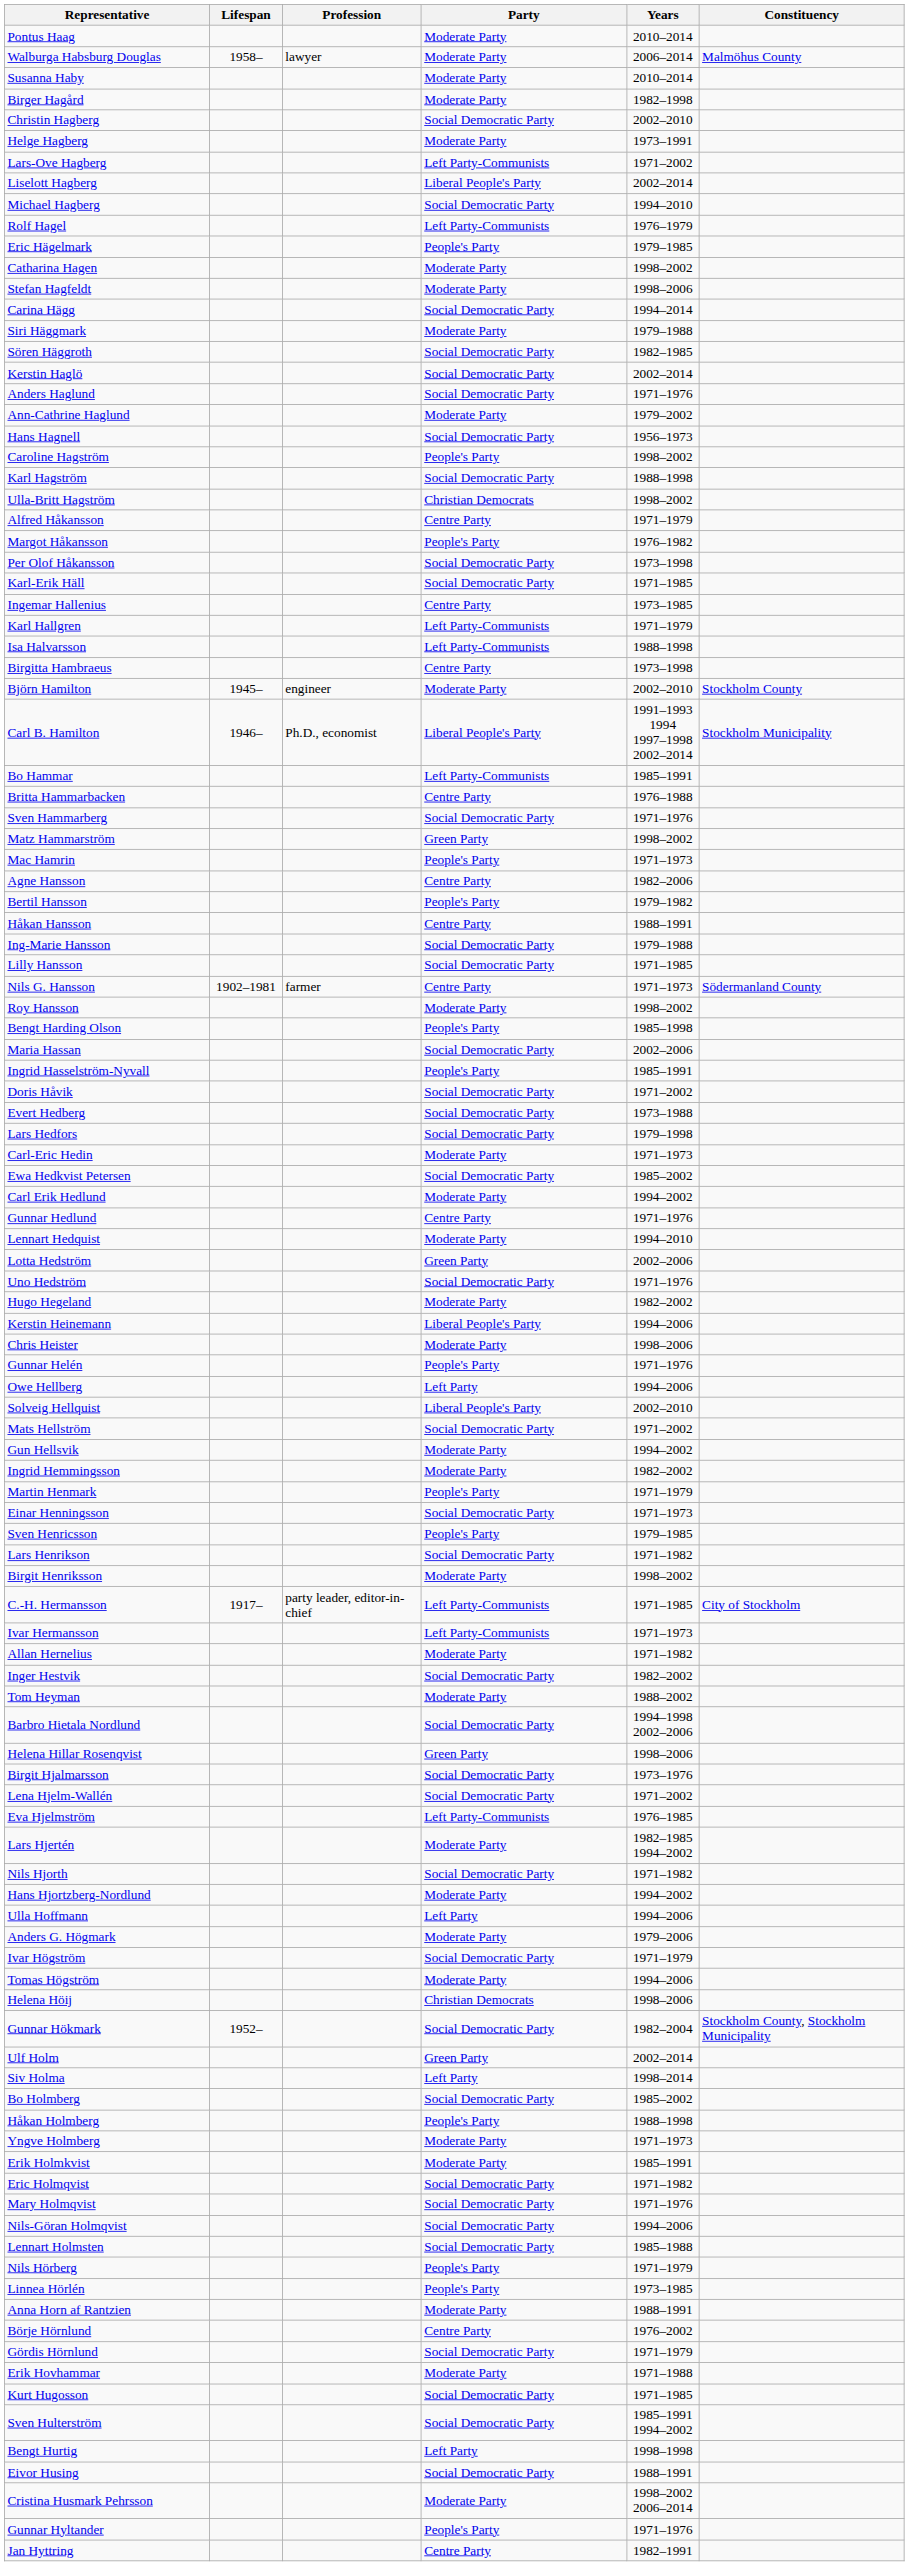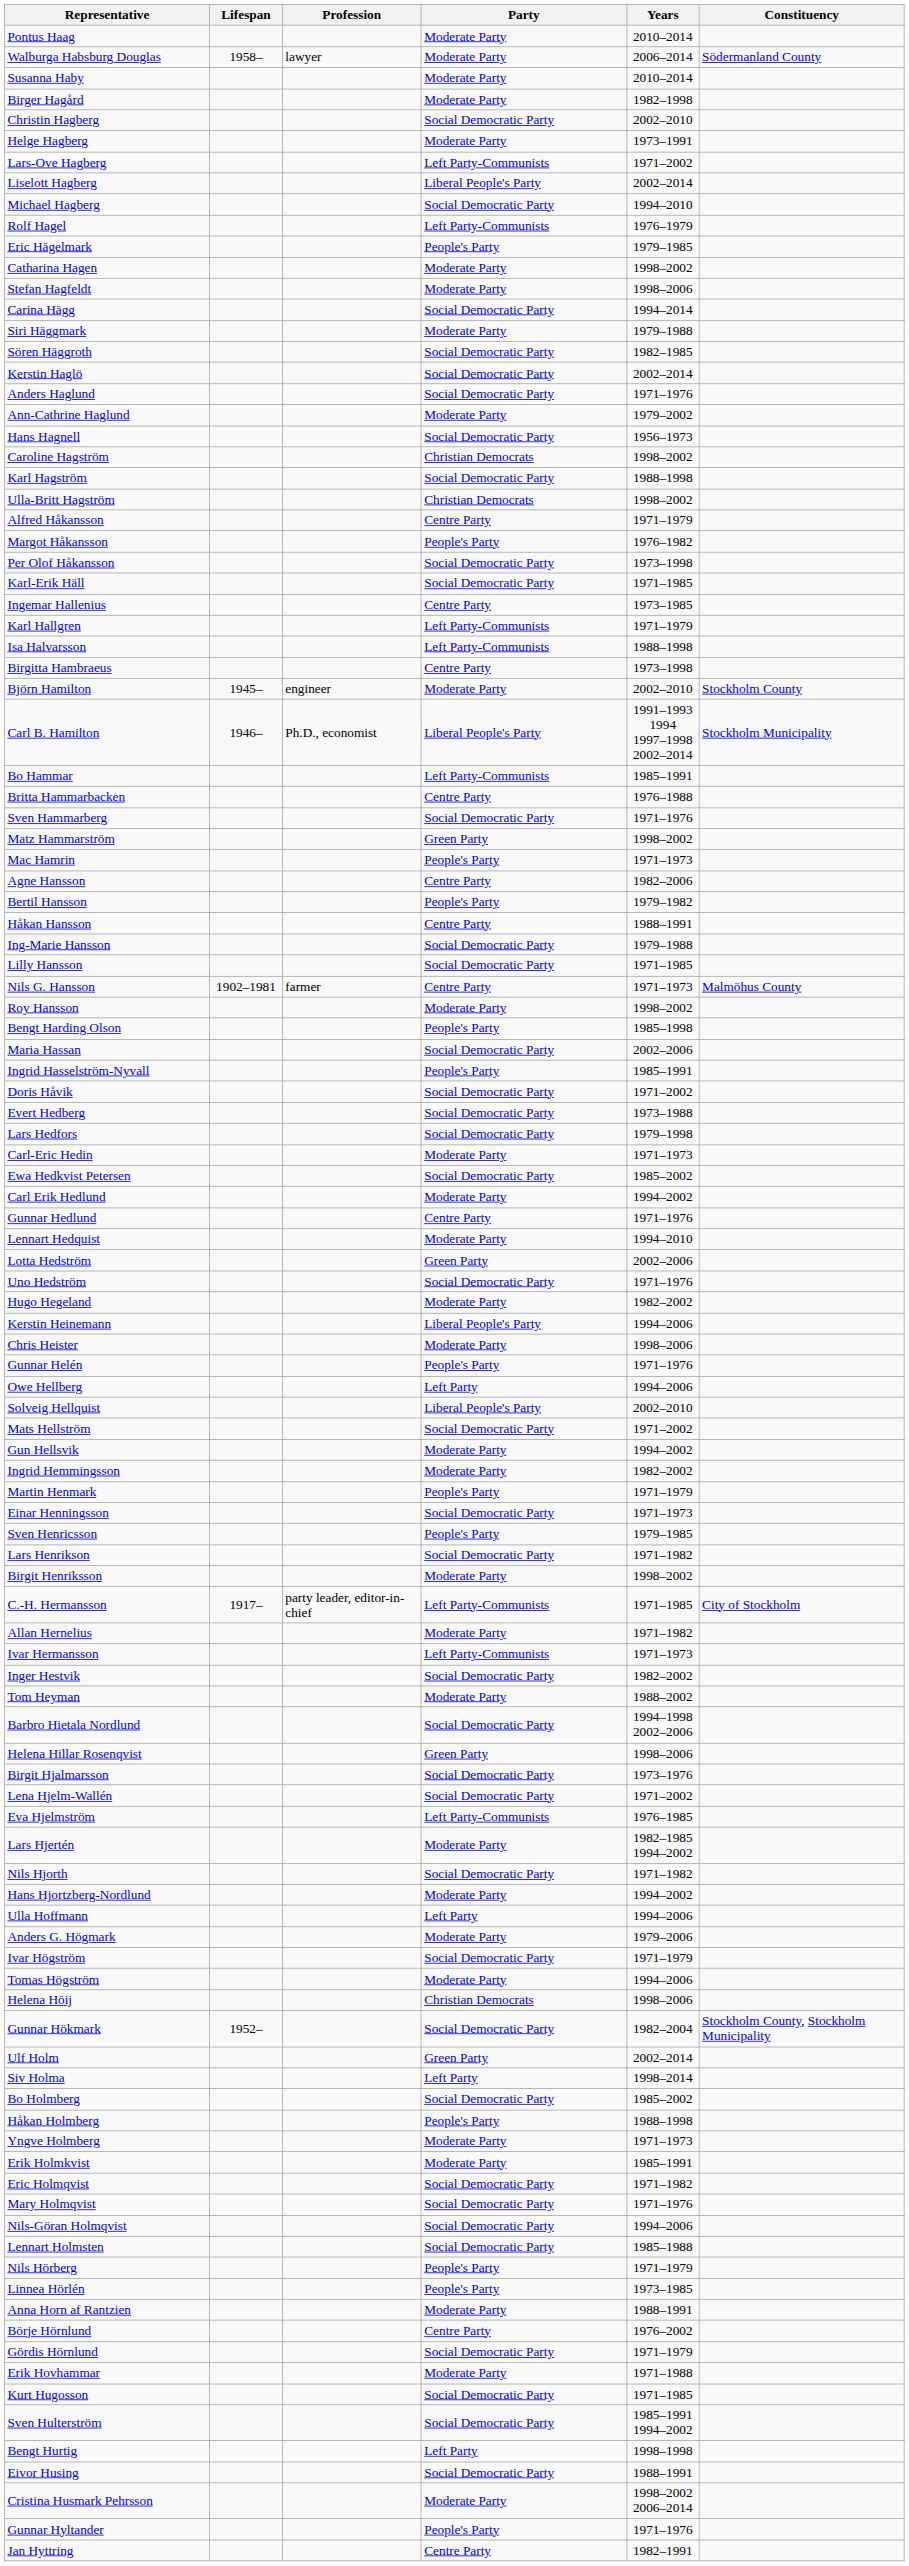(752, 57) Malmöhus County -> (762, 57) Södermanland County
(462, 457) People's Party -> (479, 457) Christian Democrats
(762, 986) Södermanland County -> (752, 986) Malmöhus County
rows swapped: (53, 1633) <-> (50, 1654)
